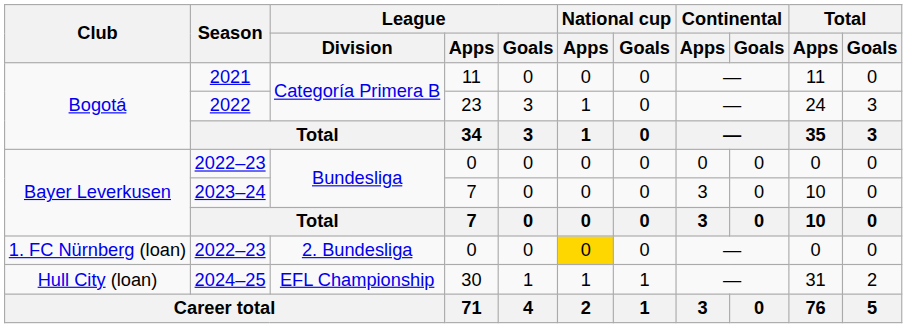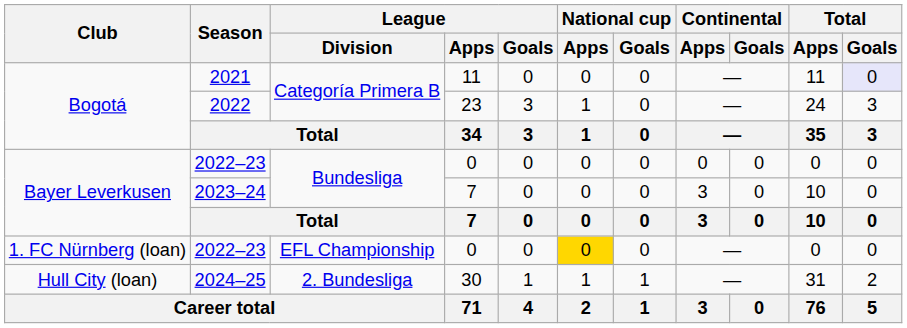(872, 76) no background -> (872, 76) lavender background
(357, 250) 2. Bundesliga -> (357, 250) EFL Championship
(357, 279) EFL Championship -> (357, 279) 2. Bundesliga
